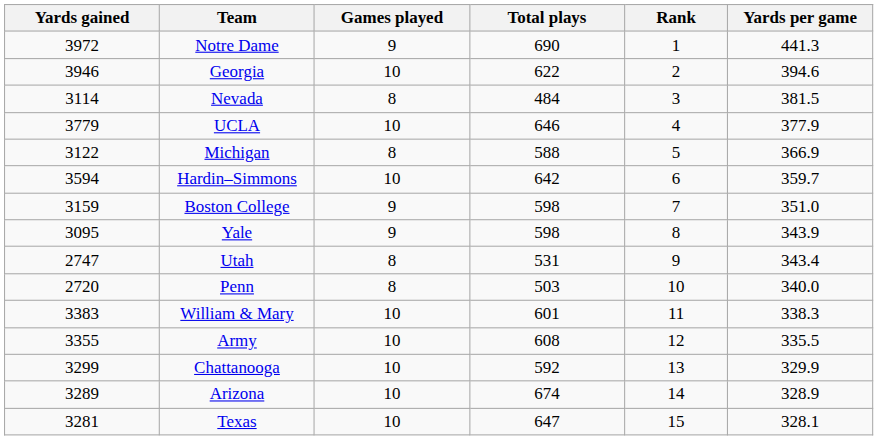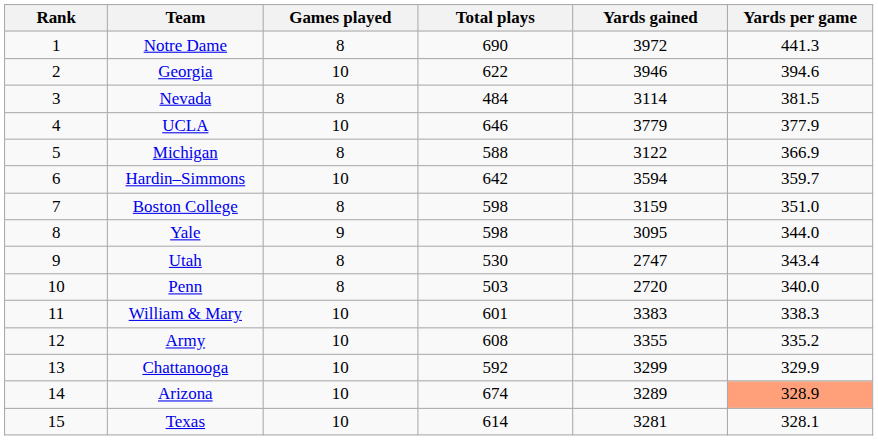columns swapped: (676, 17) <-> (82, 17)
(392, 44) 9 -> (340, 44) 8
(392, 206) 9 -> (340, 206) 8
(800, 233) 343.9 -> (800, 233) 344.0
(547, 260) 531 -> (495, 260) 530
(800, 340) 335.5 -> (800, 340) 335.2
(800, 394) no background -> (800, 394) lightsalmon background
(547, 421) 647 -> (495, 421) 614
